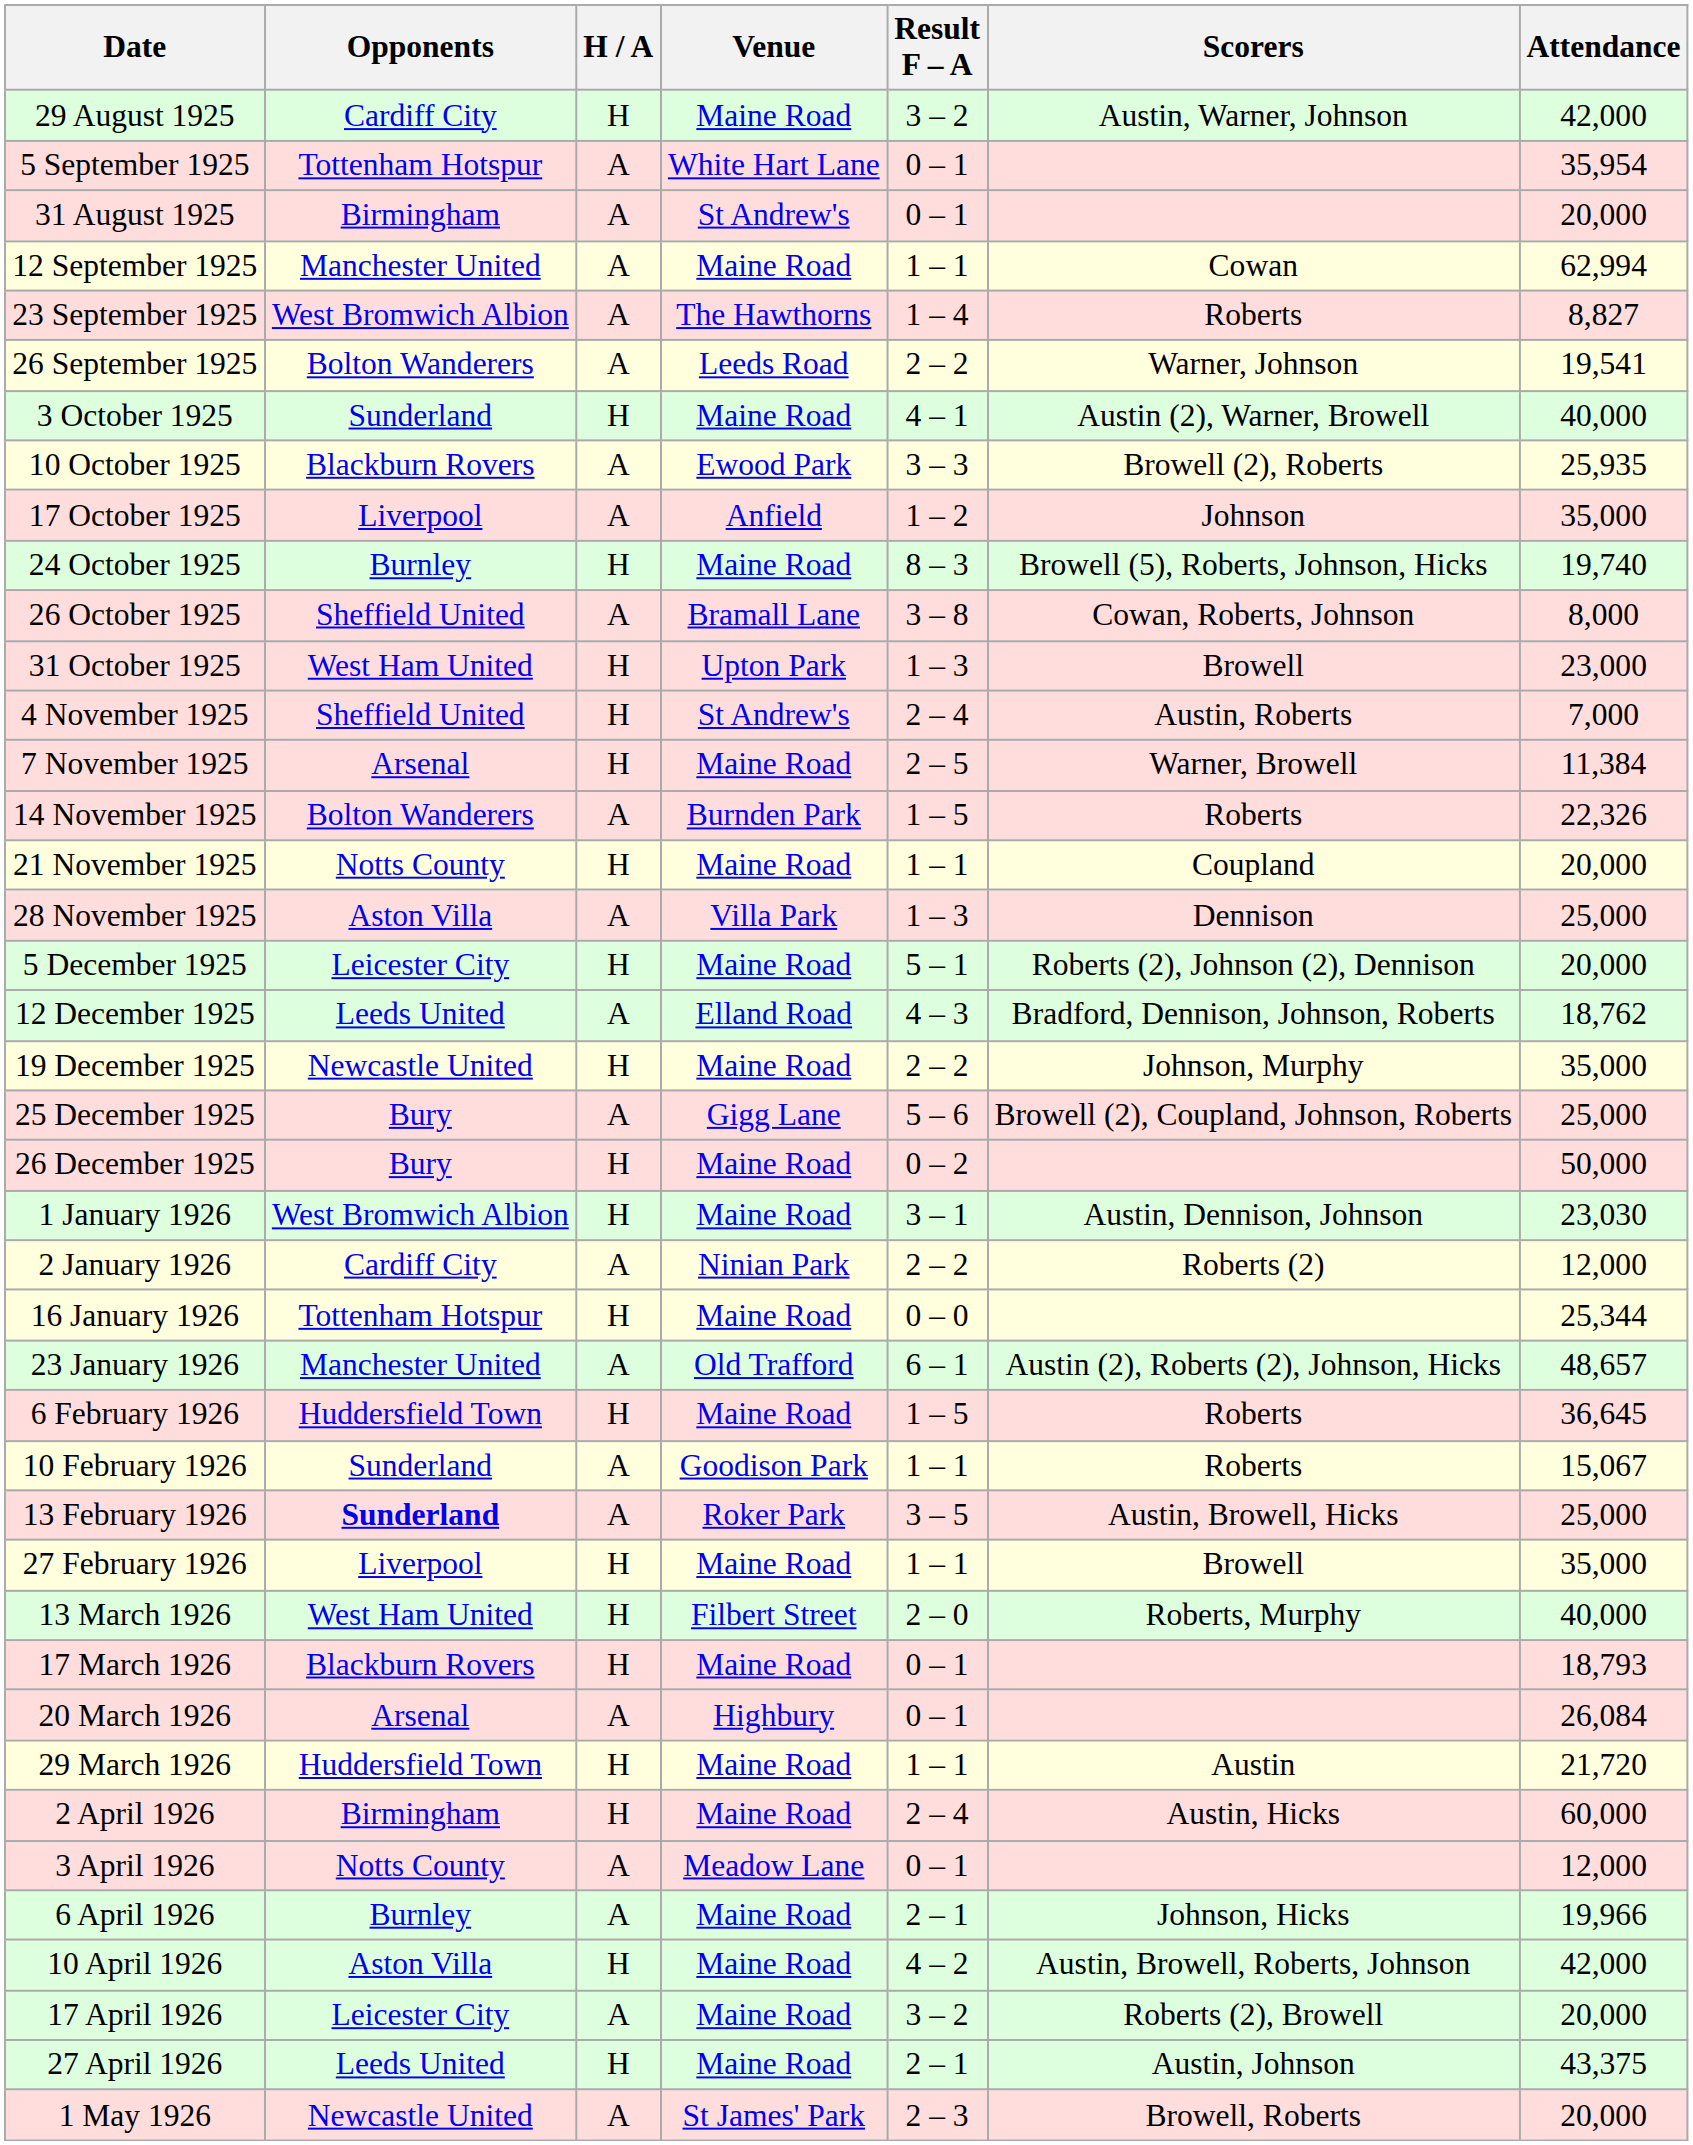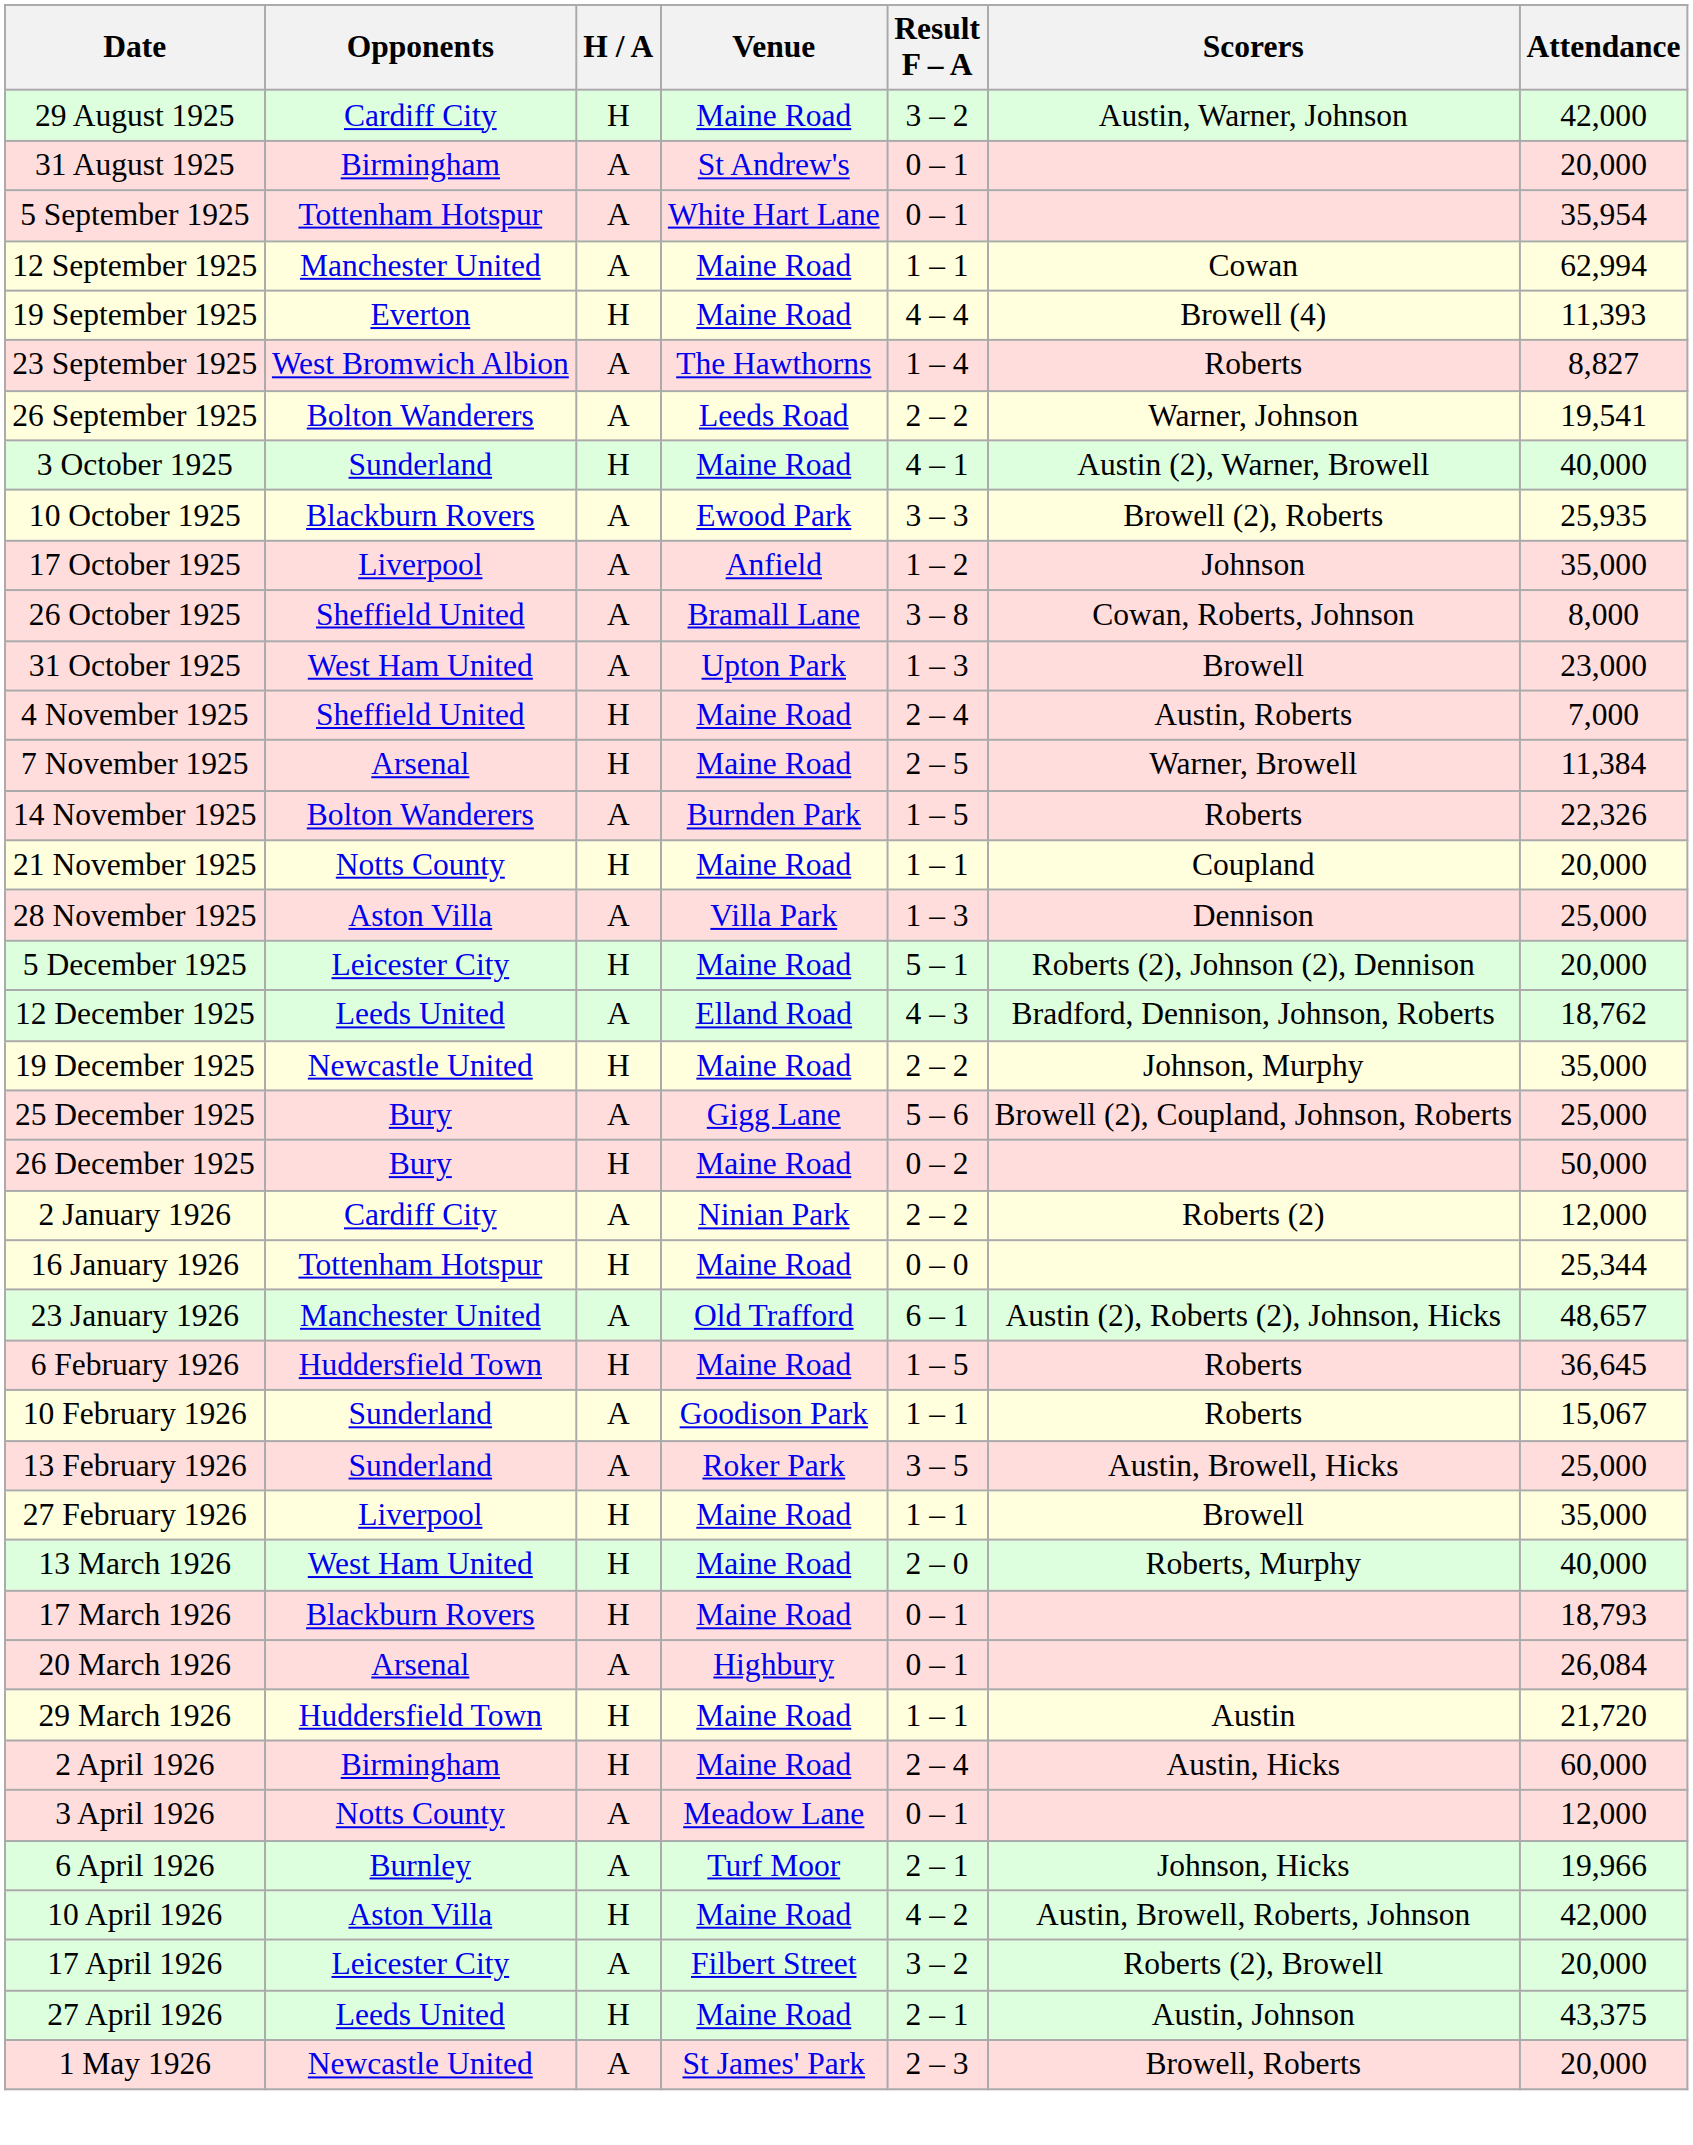rows swapped: (135, 214) <-> (135, 164)
+ row: (135, 314)
- row: (135, 564)
(618, 664) H -> (618, 664) A
(774, 714) St Andrew's -> (774, 714) Maine Road
- row: (135, 1214)
(420, 1514) bold -> (420, 1464) normal
(774, 1614) Filbert Street -> (774, 1564) Maine Road
(774, 1914) Maine Road -> (774, 1864) Turf Moor
(774, 2014) Maine Road -> (774, 1964) Filbert Street
